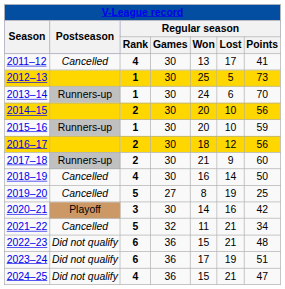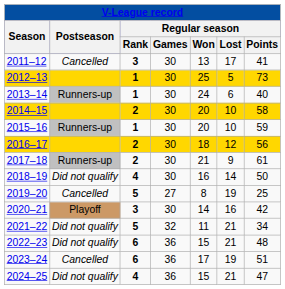(135, 61) 4 -> (135, 61) 3
(262, 94) 70 -> (262, 94) 40
(262, 111) 56 -> (262, 111) 58
(262, 160) 60 -> (262, 160) 61
(85, 177) Cancelled -> (85, 177) Did not qualify
(85, 226) Cancelled -> (85, 226) Did not qualify
(85, 259) Did not qualify -> (85, 259) Cancelled
